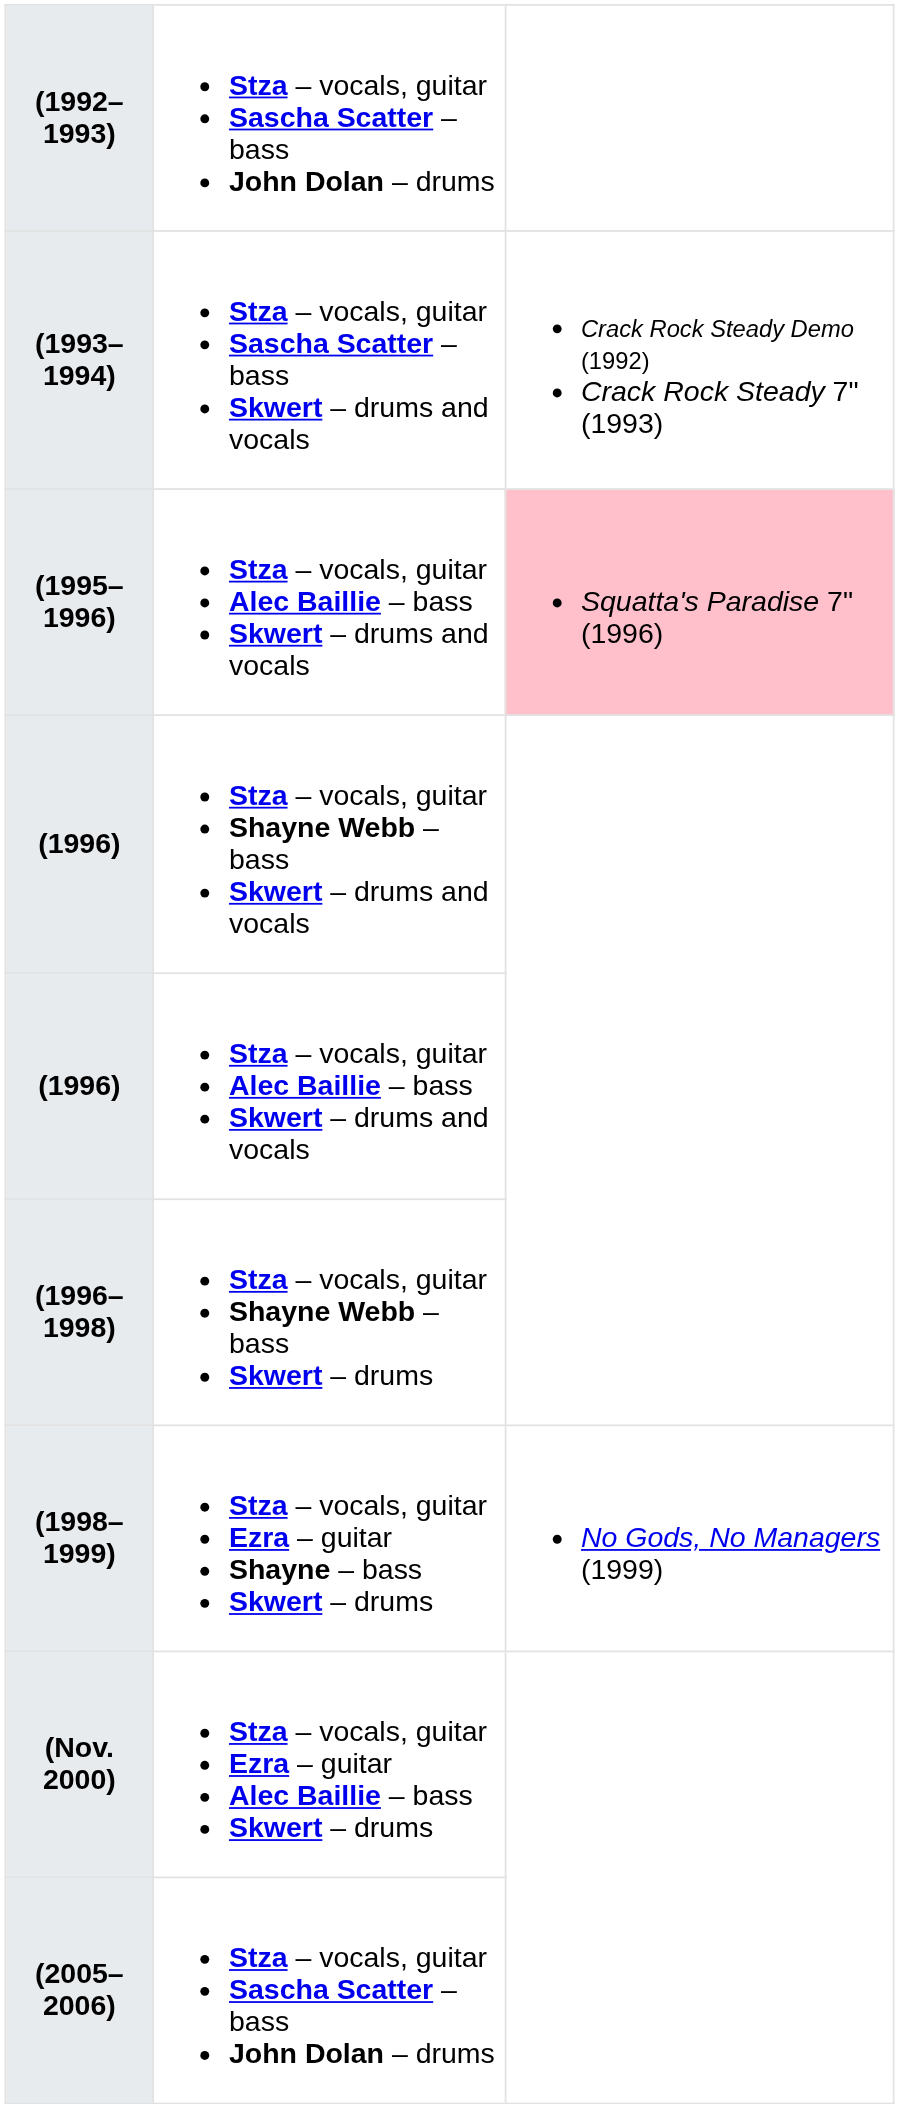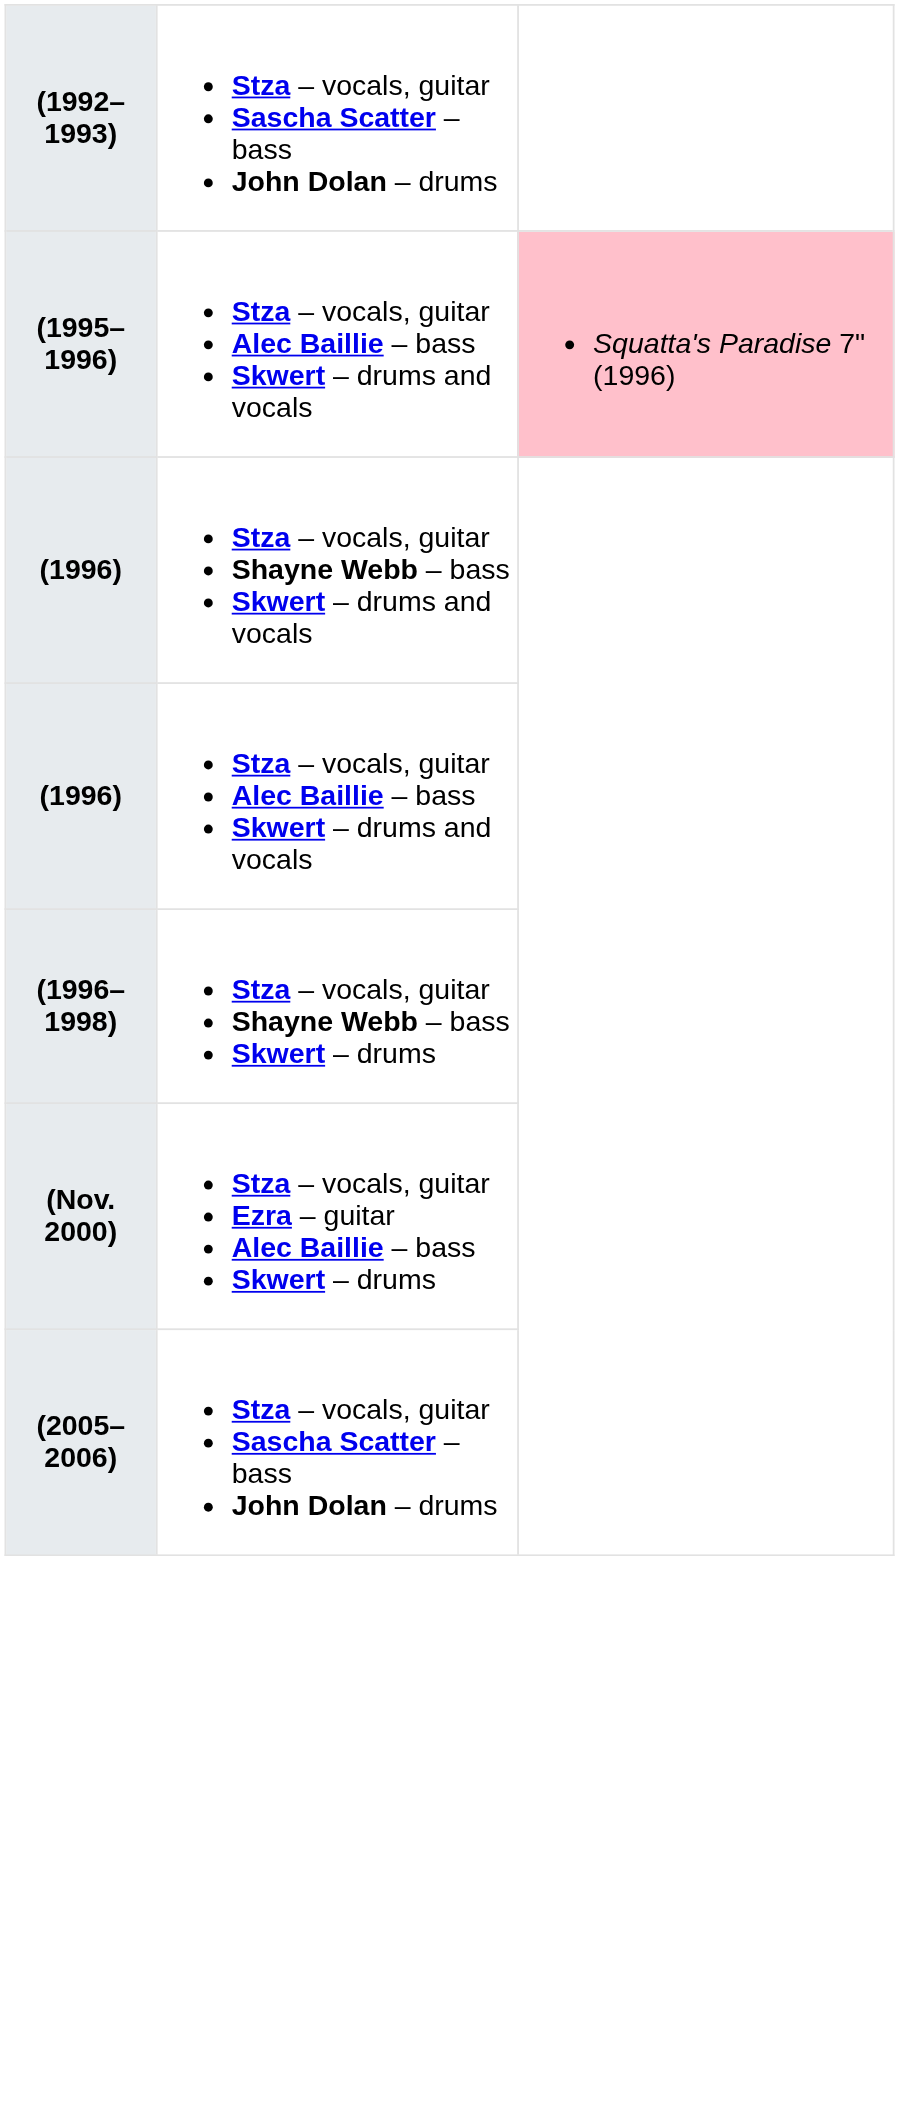- row: (79, 359)
- row: (79, 1537)
